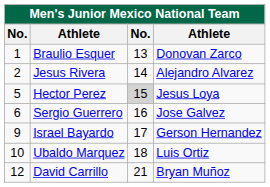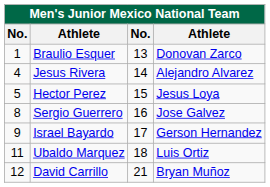(17, 73) 2 -> (17, 73) 4
(141, 93) lightgrey background -> (141, 93) no background
(17, 113) 6 -> (17, 113) 8
(17, 152) 10 -> (17, 152) 11
